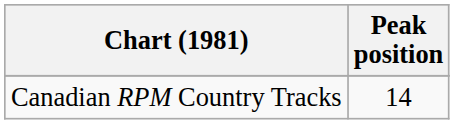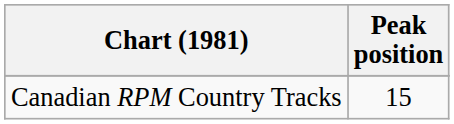(399, 97) 14 -> (399, 97) 15
